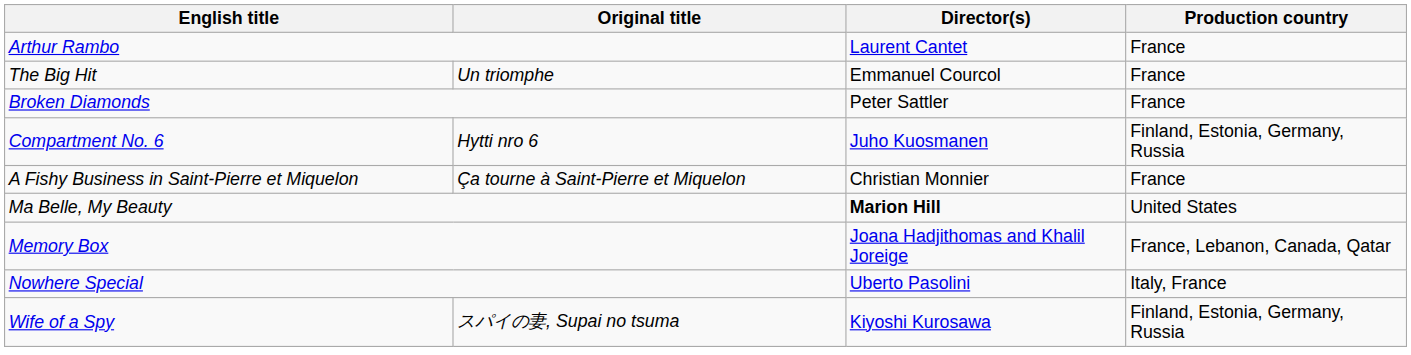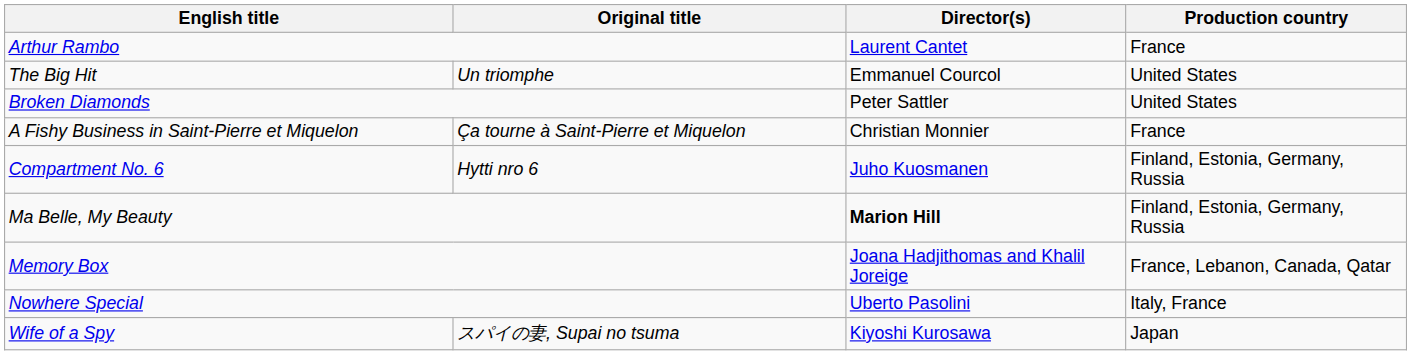(1158, 74) France -> (1183, 74) United States
(1158, 103) France -> (1183, 103) United States
rows swapped: (86, 141) <-> (184, 179)
(1183, 207) United States -> (1237, 217) Finland, Estonia, Germany, Russia
(1237, 322) Finland, Estonia, Germany, Russia -> (1154, 333) Japan
